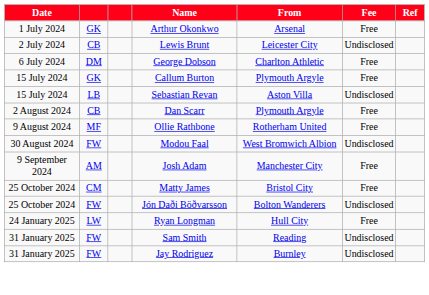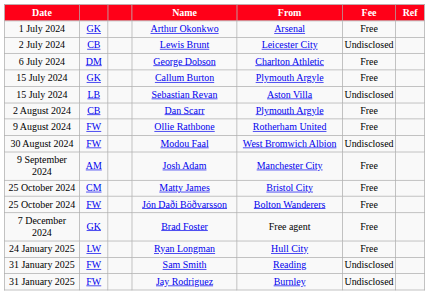(94, 127) MF -> (94, 127) FW
(369, 205) Undisclosed -> (369, 205) Free
+ row: (185, 227)
